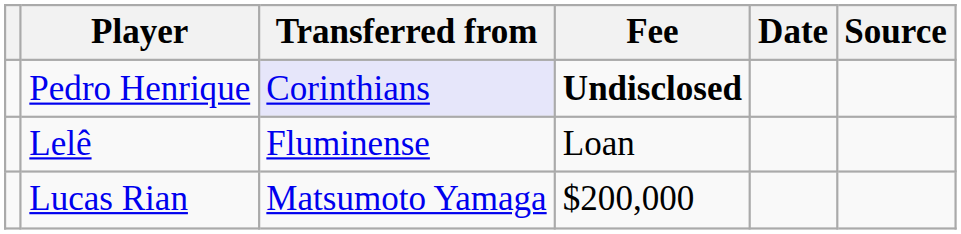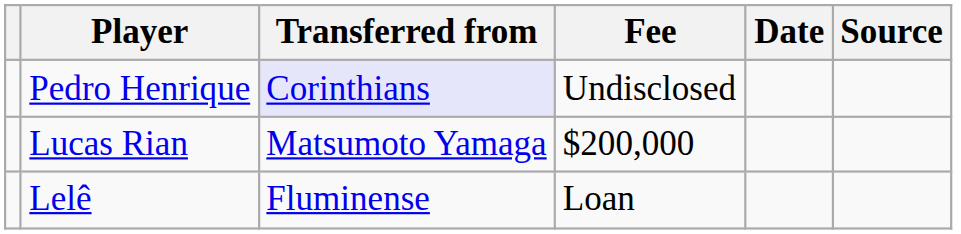(652, 87) bold -> (649, 87) normal
rows swapped: (109, 198) <-> (60, 143)
